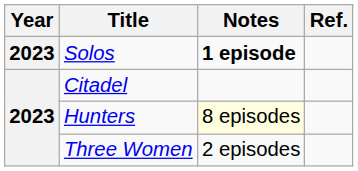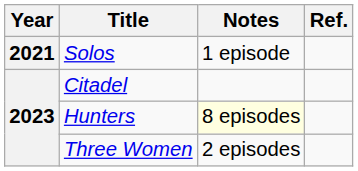(32, 52) 2023 -> (32, 52) 2021
(249, 52) bold -> (246, 52) normal
